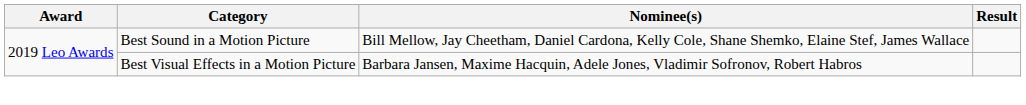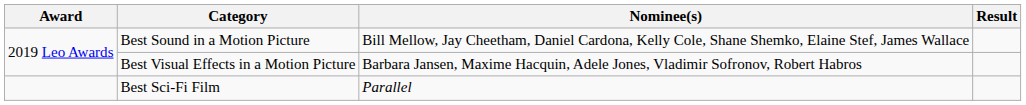+ row: (170, 87)
